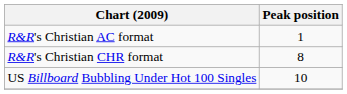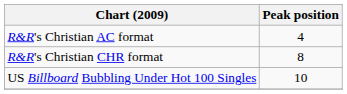(301, 36) 1 -> (301, 36) 4
